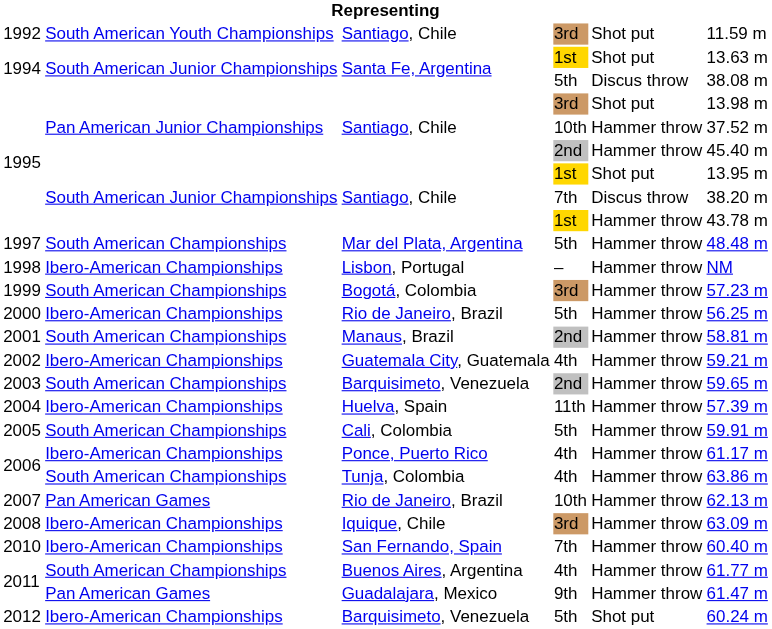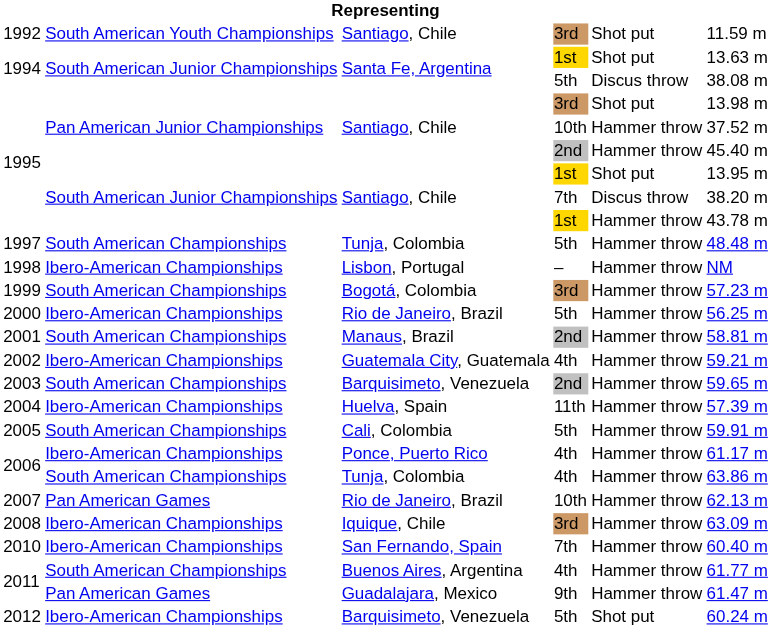(432, 243) Mar del Plata, Argentina -> (403, 243) Tunja, Colombia
